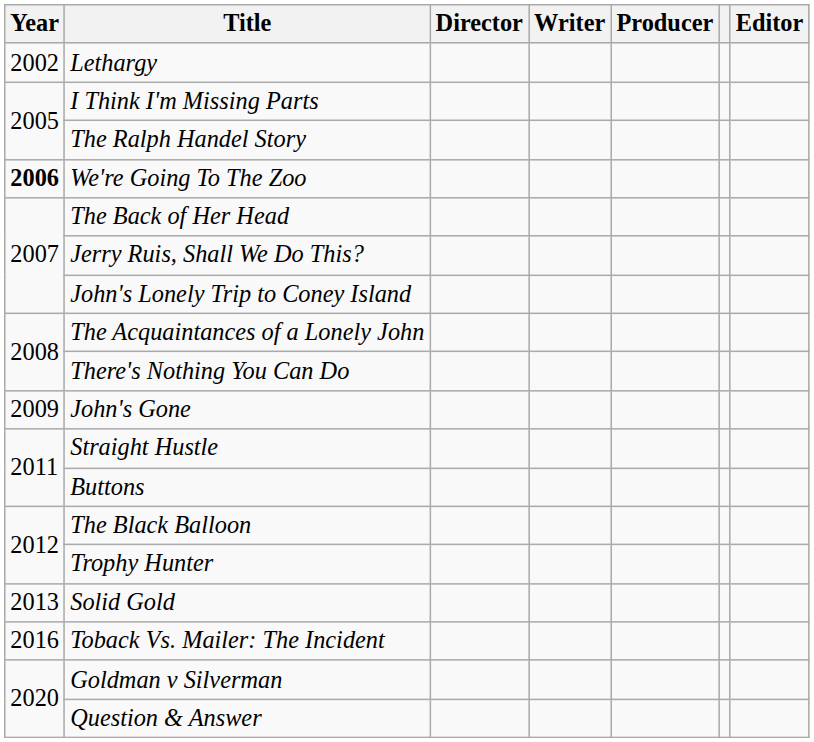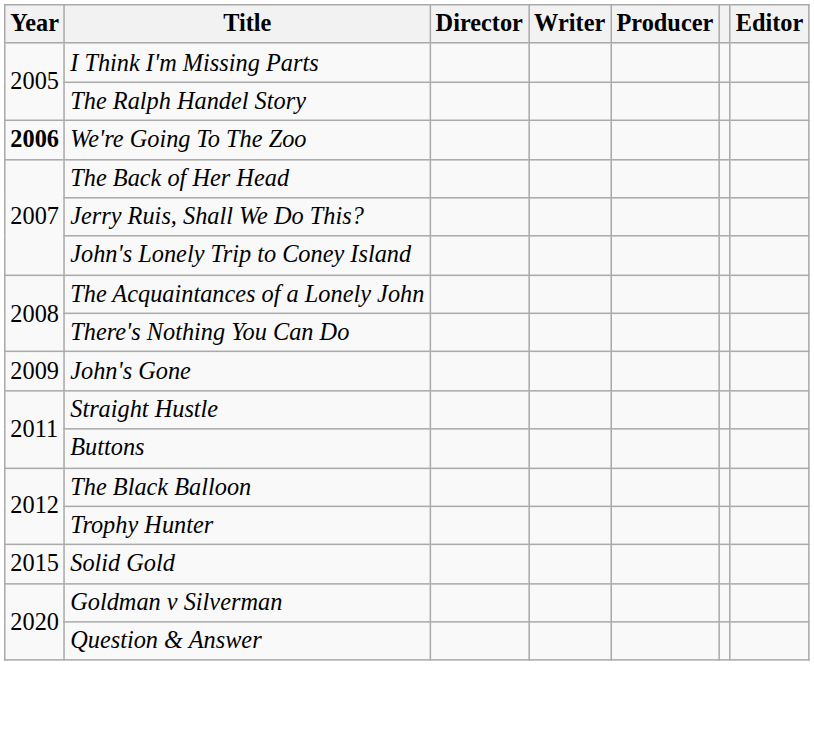- row: (114, 62)
(35, 602) 2013 -> (35, 563) 2015
- row: (227, 640)
